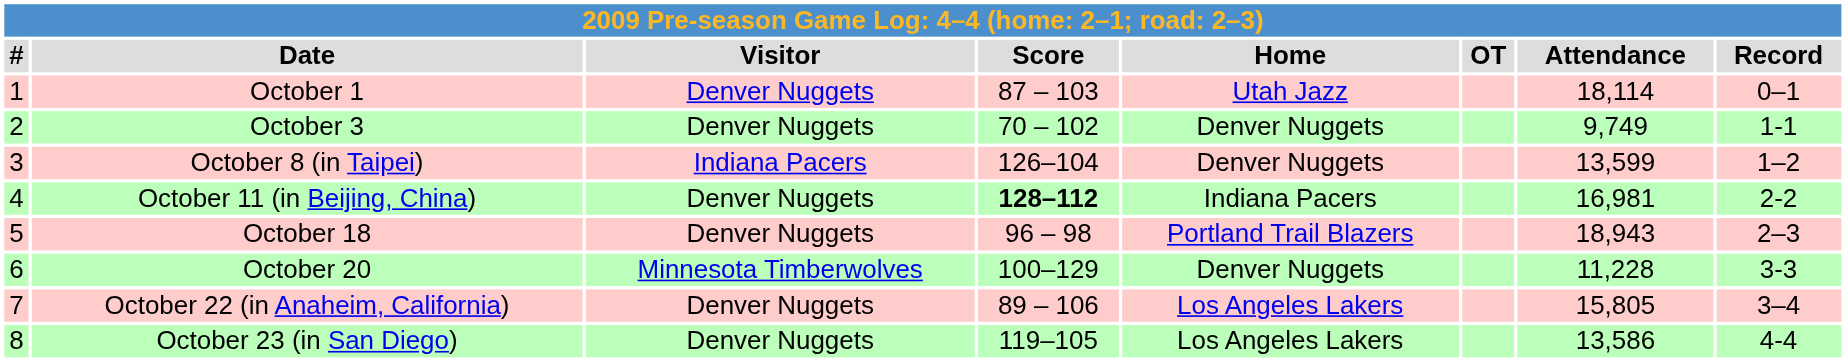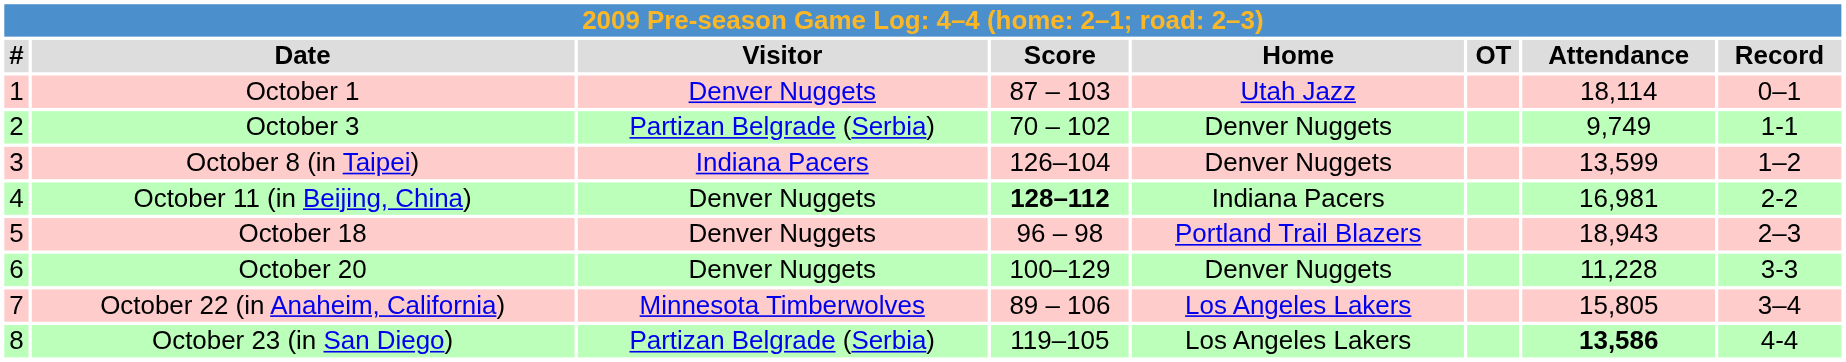(780, 127) Denver Nuggets -> (782, 127) Partizan Belgrade (Serbia)
(780, 269) Minnesota Timberwolves -> (782, 269) Denver Nuggets
(780, 305) Denver Nuggets -> (782, 305) Minnesota Timberwolves
(780, 340) Denver Nuggets -> (782, 340) Partizan Belgrade (Serbia)
(1615, 340) normal -> (1619, 340) bold
